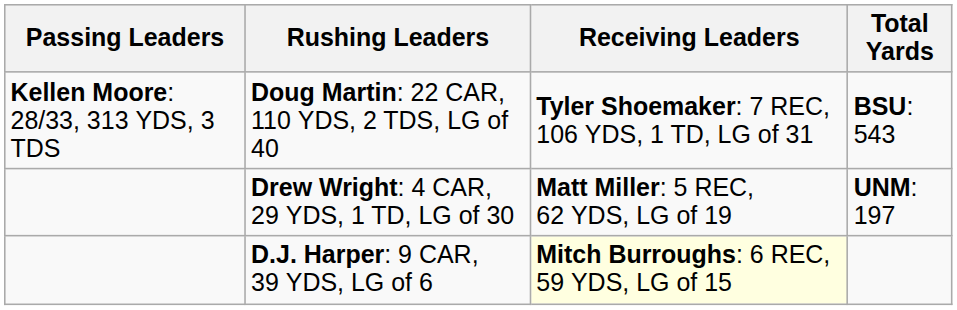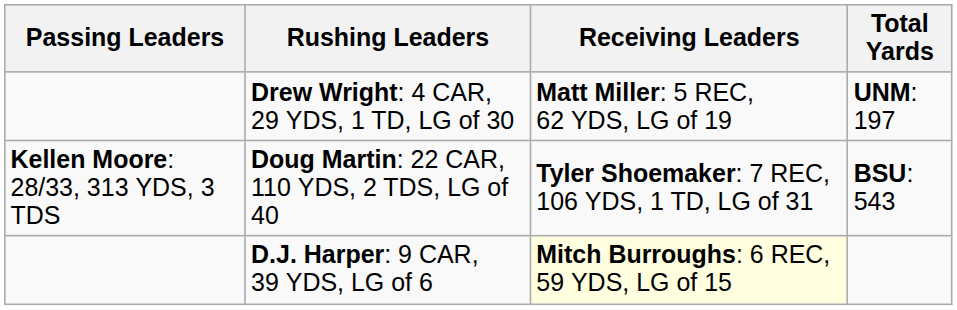rows swapped: (380, 120) <-> (383, 201)
